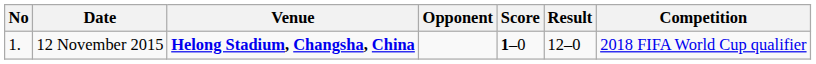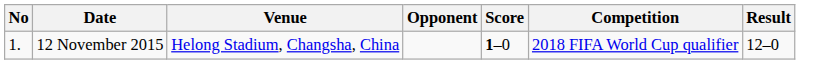columns swapped: (570, 17) <-> (703, 17)
(293, 44) bold -> (285, 44) normal
